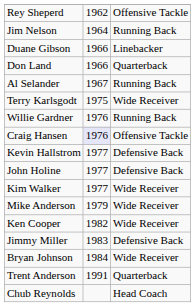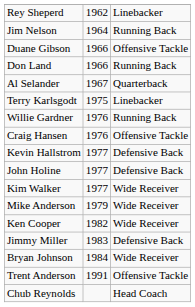(151, 13) Offensive Tackle -> (138, 13) Linebacker
(138, 48) Linebacker -> (151, 48) Offensive Tackle
(140, 65) Quarterback -> (145, 65) Running Back
(145, 83) Running Back -> (140, 83) Quarterback
(146, 100) Wide Receiver -> (138, 100) Linebacker
(97, 135) lavender background -> (97, 135) no background
(140, 275) Quarterback -> (151, 275) Offensive Tackle
